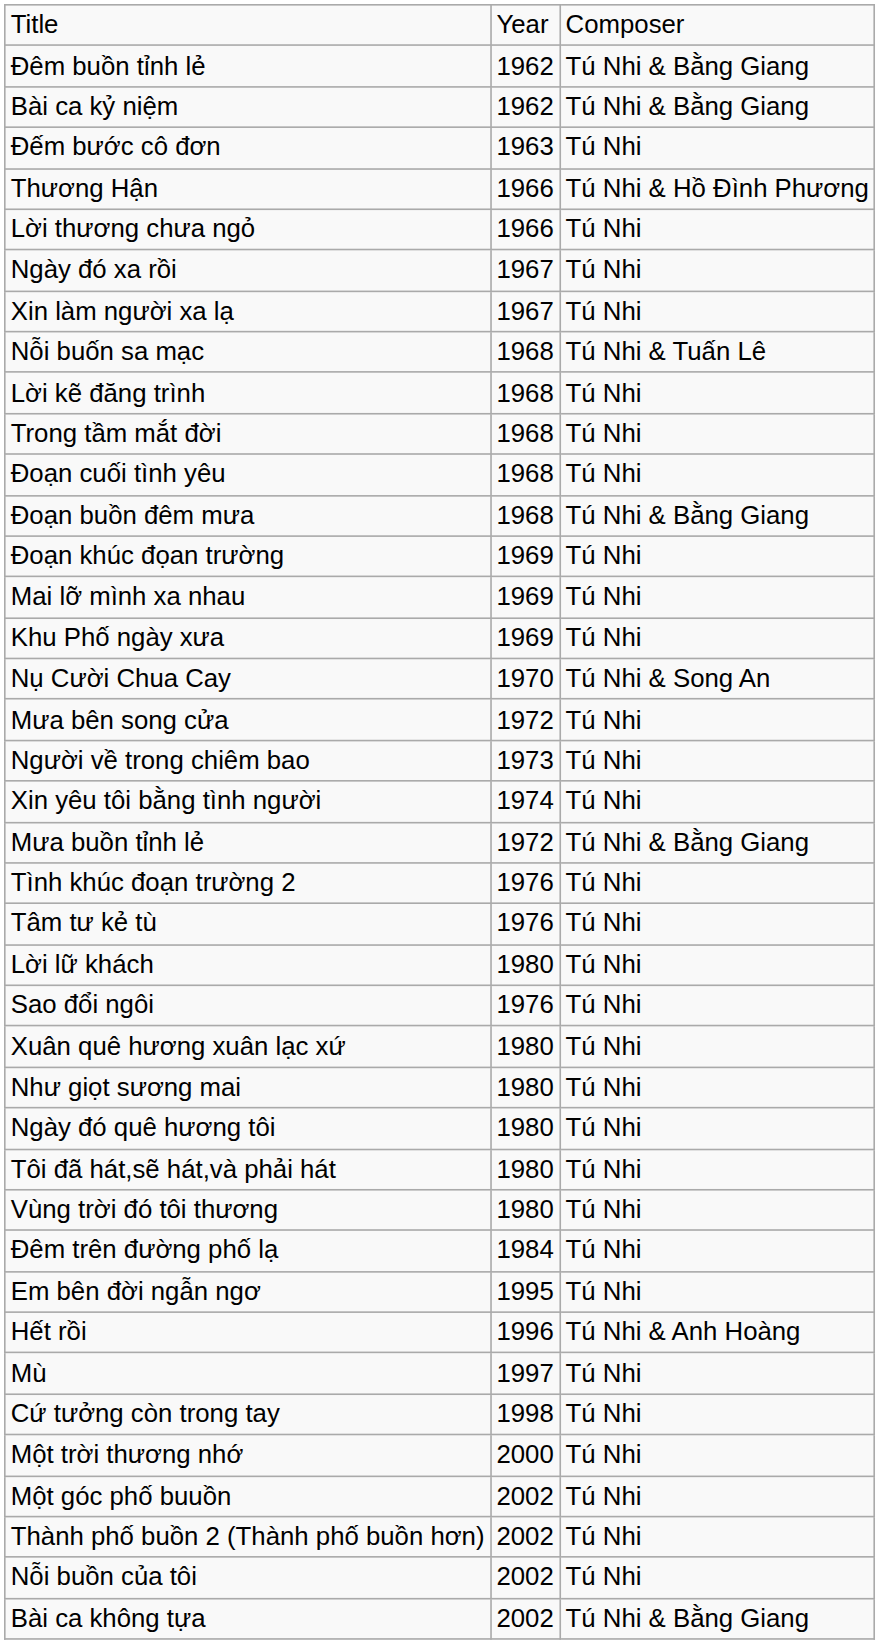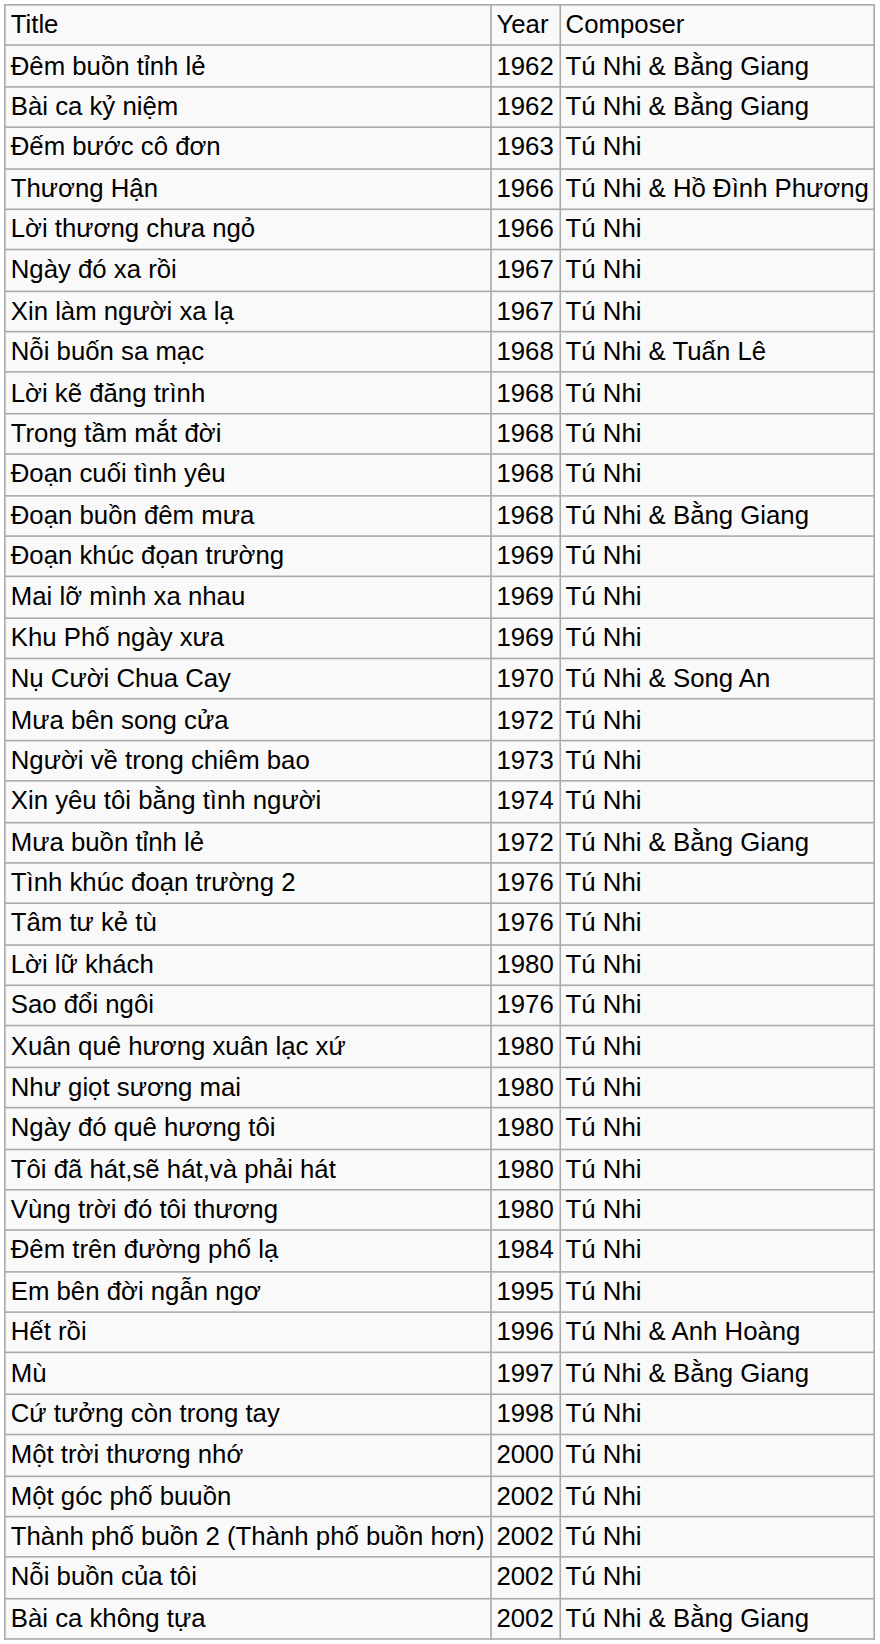(604, 1373) Tú Nhi -> (687, 1373) Tú Nhi & Bằng Giang
